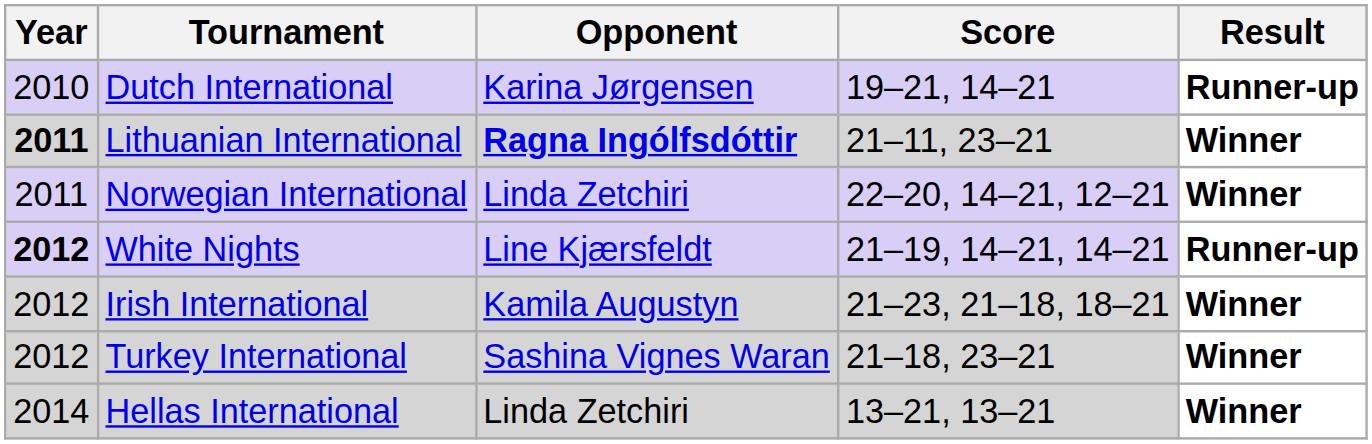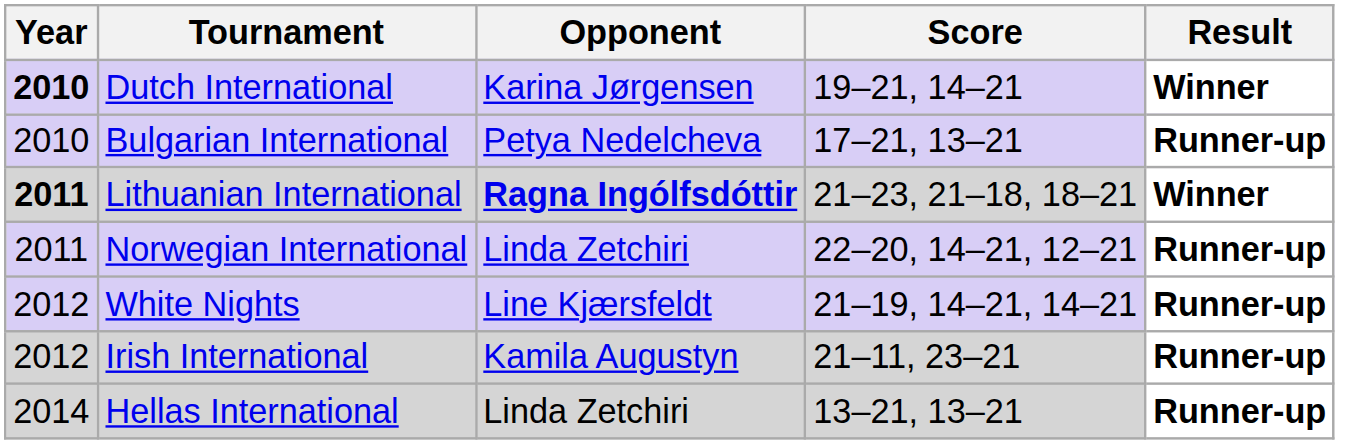(51, 87) normal -> (51, 87) bold
(1272, 87) Runner-up -> (1211, 87) Winner
+ row: (277, 141)
(949, 141) 21–11, 23–21 -> (975, 195) 21–23, 21–18, 18–21
(1244, 195) Winner -> (1240, 249) Runner-up
(51, 249) bold -> (51, 303) normal
(1008, 303) 21–23, 21–18, 18–21 -> (917, 358) 21–11, 23–21
(1244, 303) Winner -> (1240, 358) Runner-up
- row: (256, 358)
(1244, 412) Winner -> (1240, 412) Runner-up
